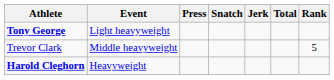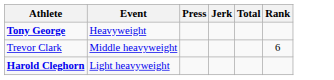- column: (227, 13)
(130, 31) Light heavyweight -> (118, 31) Heavyweight
(314, 48) 5 -> (278, 48) 6
(118, 66) Heavyweight -> (130, 66) Light heavyweight
